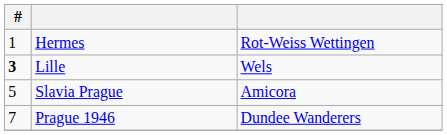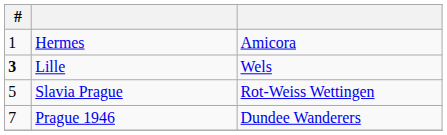(308, 42) Rot-Weiss Wettingen -> (268, 42) Amicora
(268, 92) Amicora -> (308, 92) Rot-Weiss Wettingen
